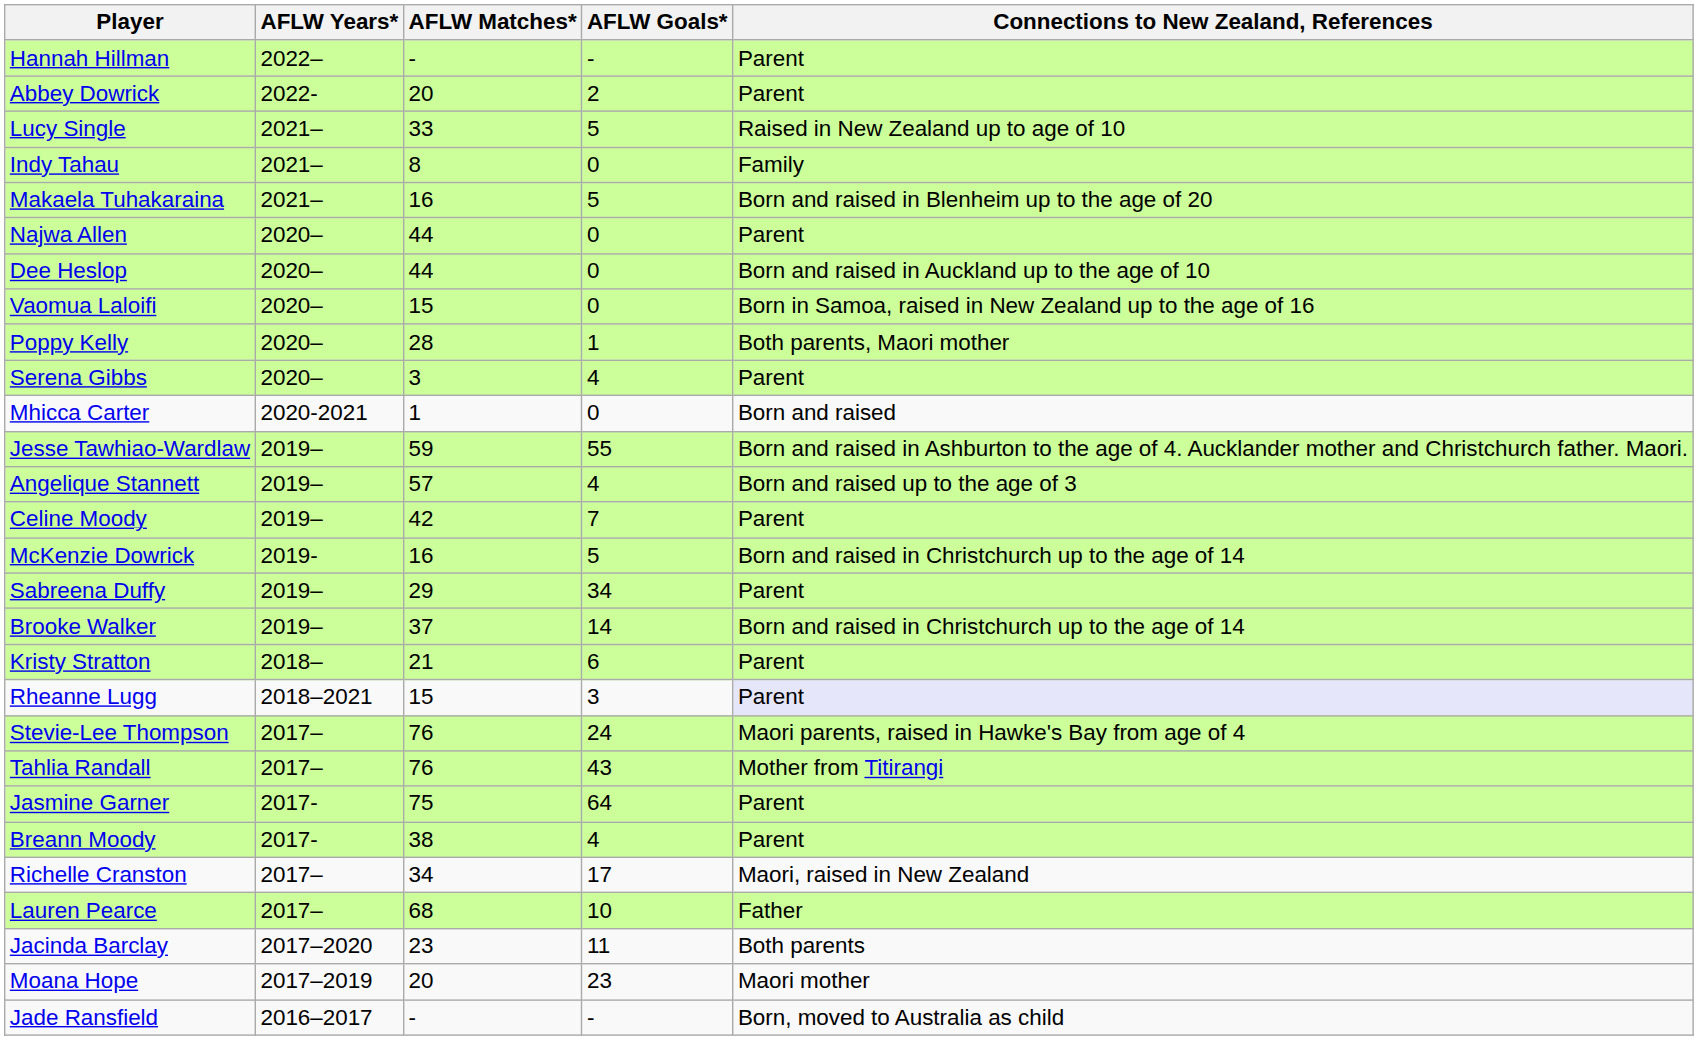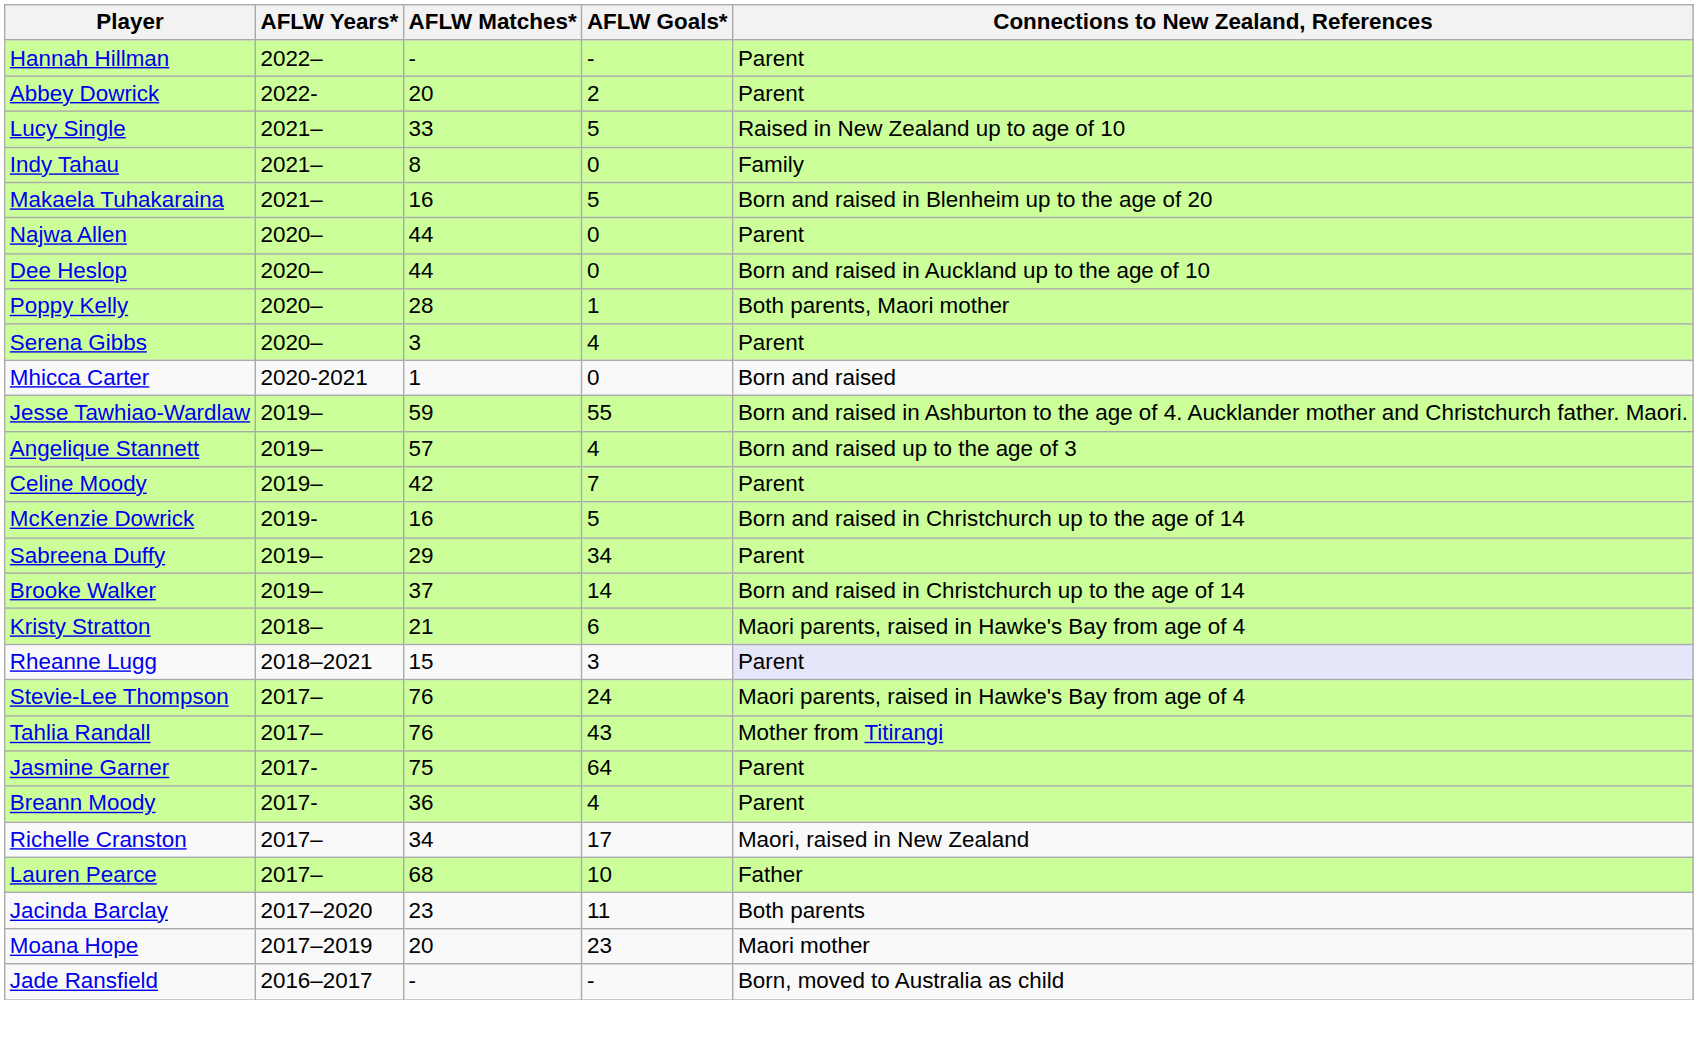- row: (83, 306)
(771, 661) Parent -> (992, 626) Maori parents, raised in Hawke's Bay from age of 4
(421, 839) 38 -> (421, 803) 36
